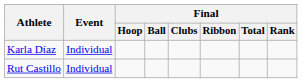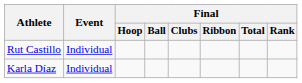rows swapped: (34, 68) <-> (31, 50)
